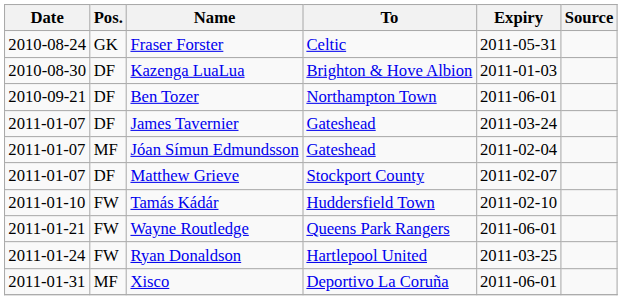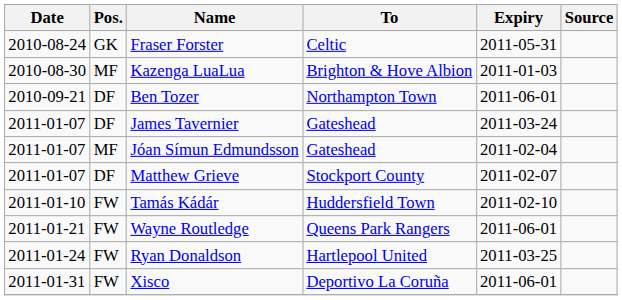(104, 70) DF -> (106, 70) MF
(106, 281) MF -> (106, 281) FW
